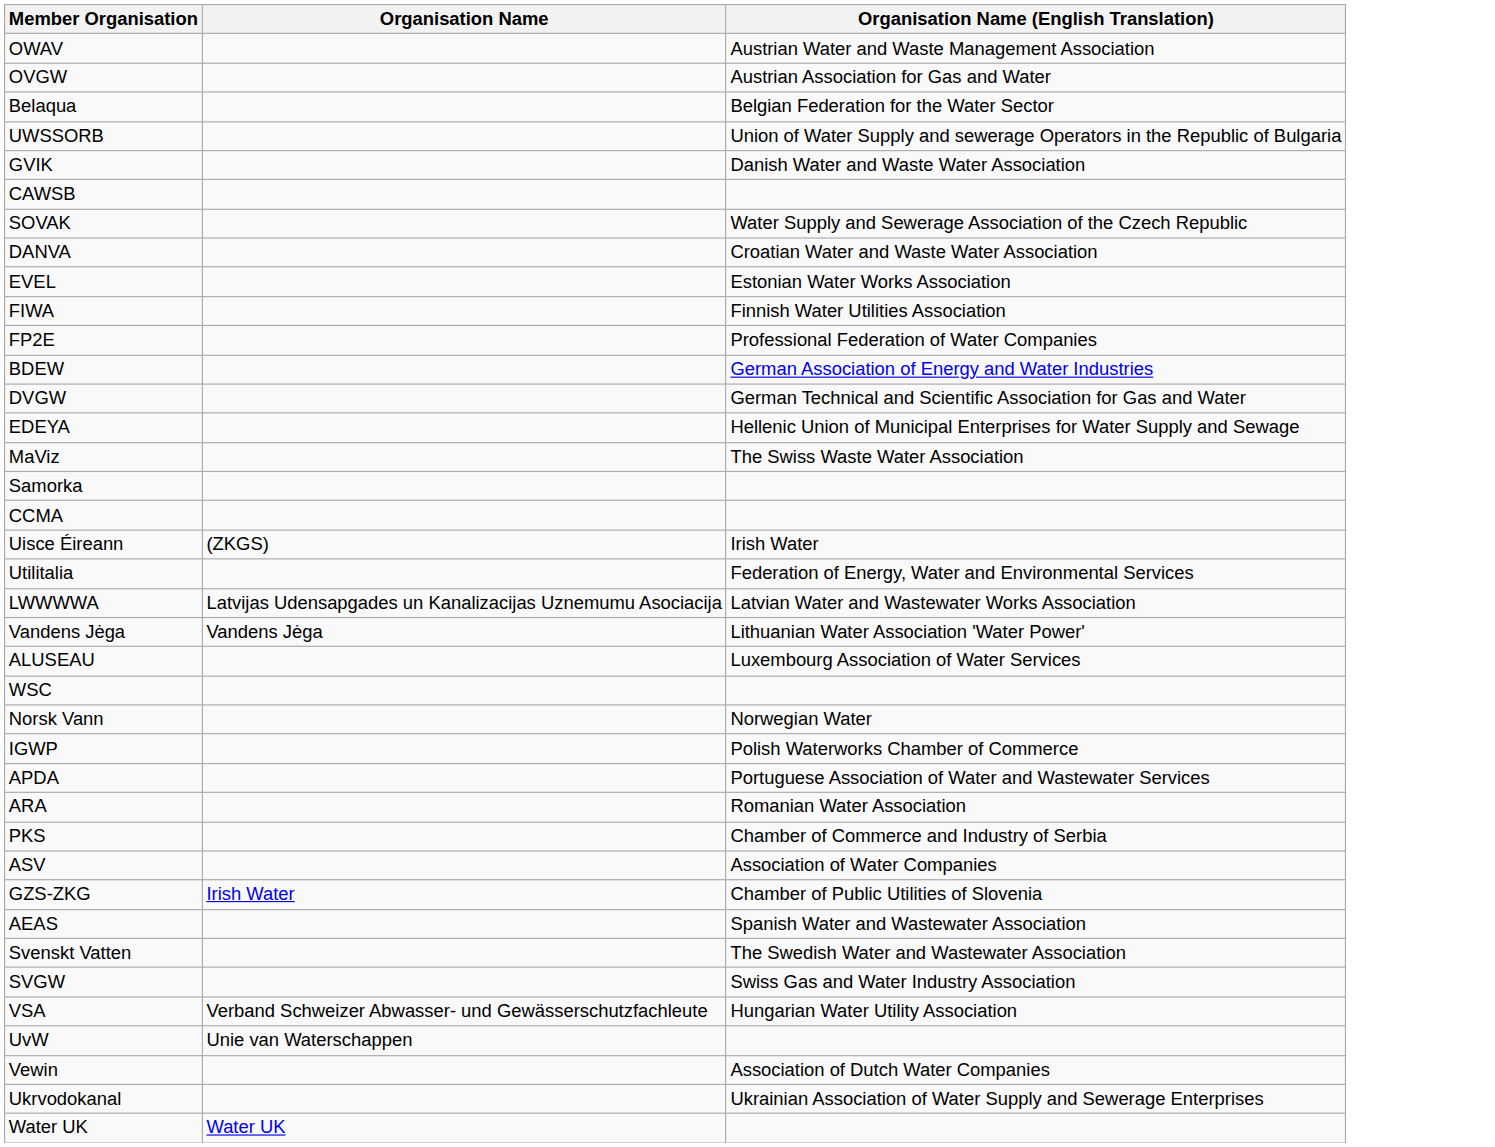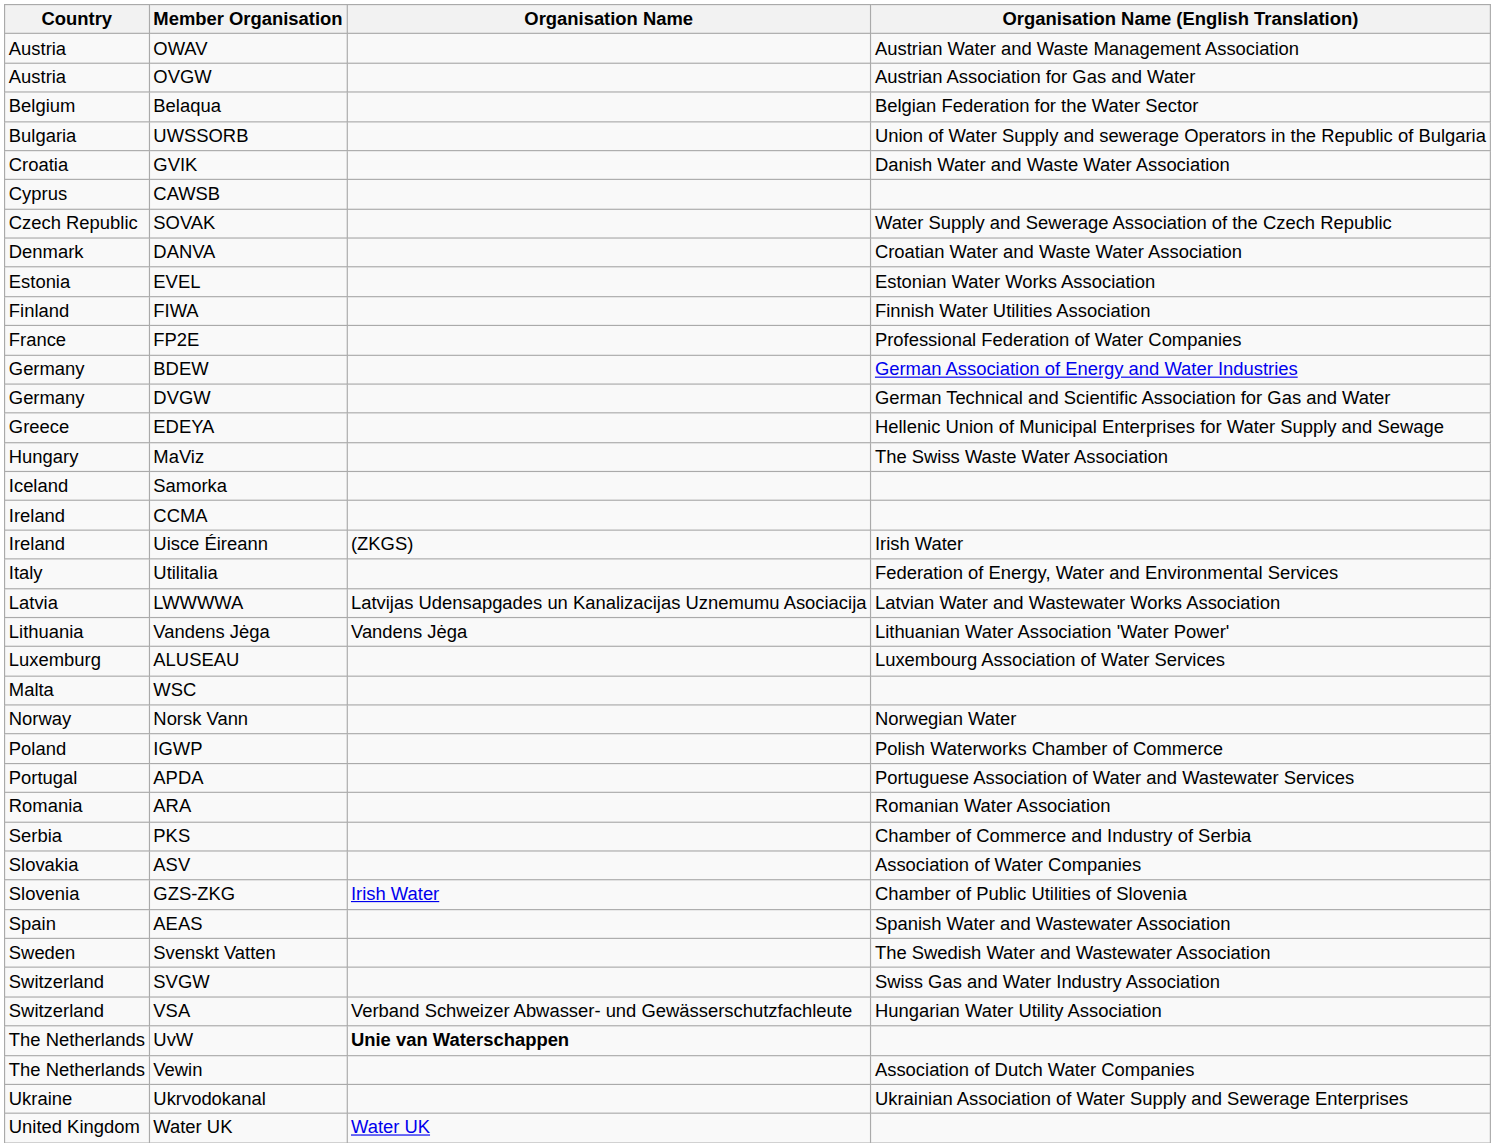+ column: (77, 19)
(309, 1040) normal -> (460, 1040) bold
